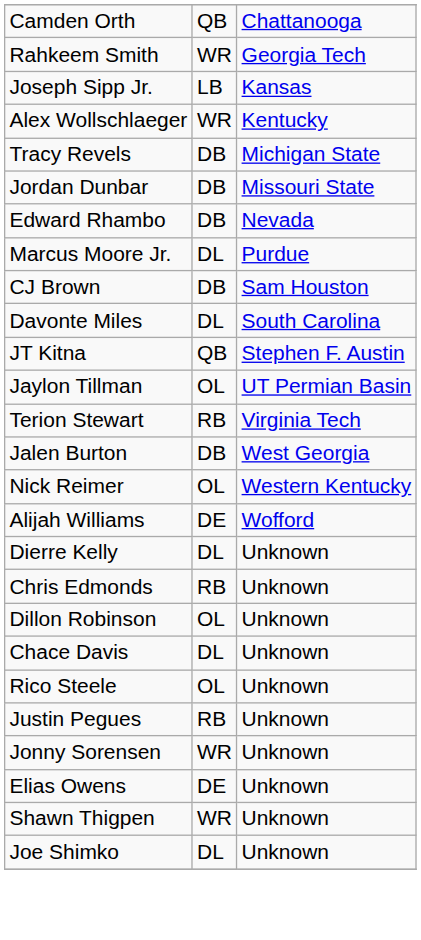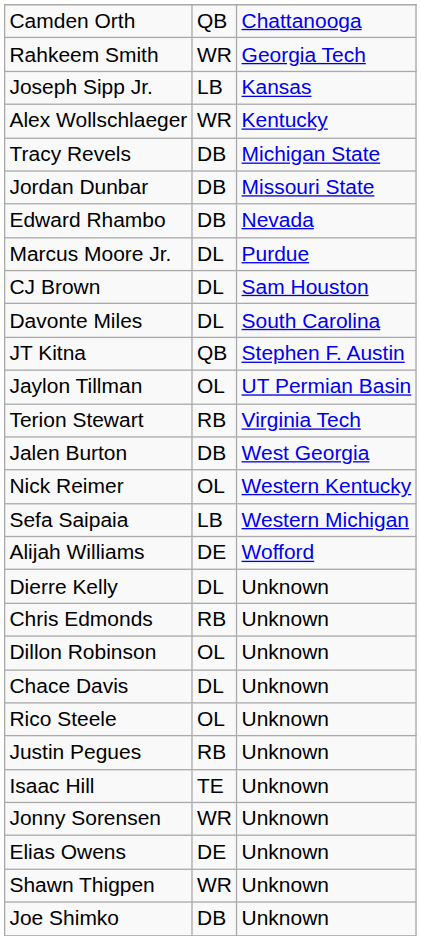(212, 287) DB -> (210, 287) DL
+ row: (69, 519)
+ row: (52, 785)
(210, 852) DL -> (212, 918) DB
